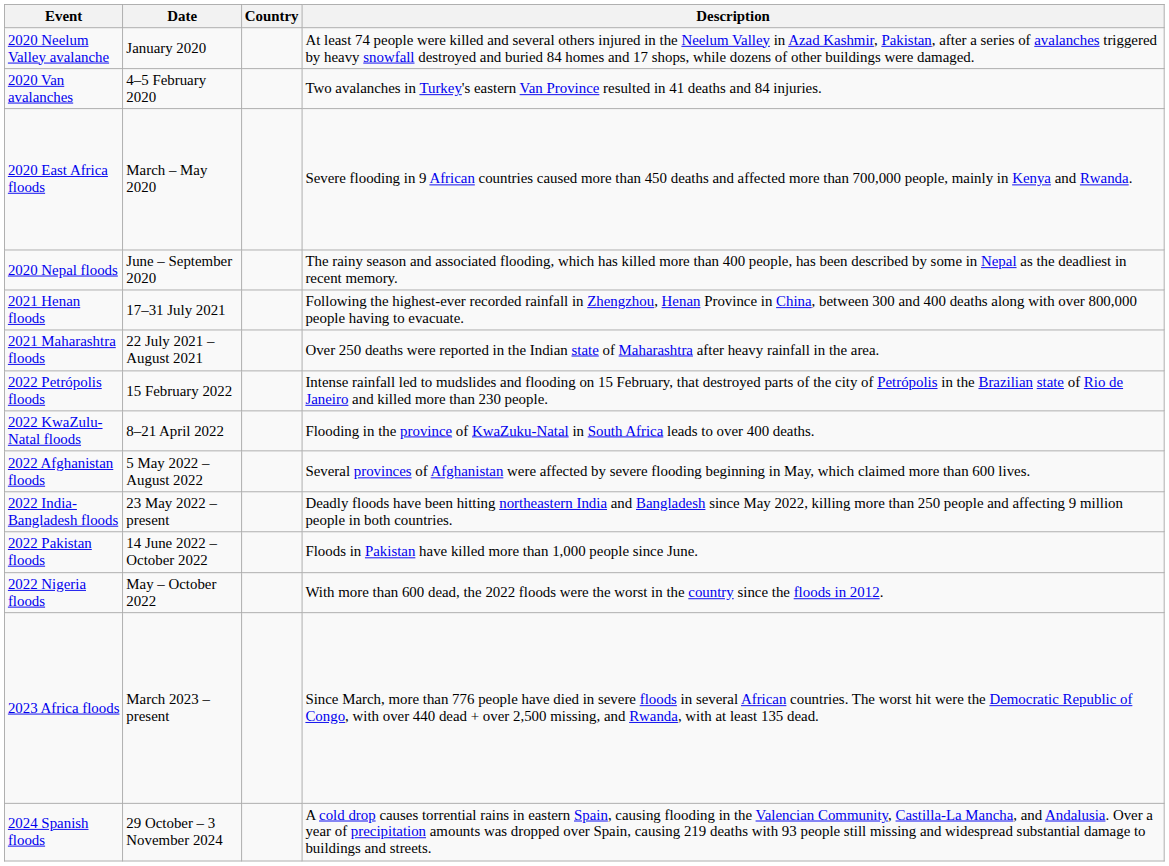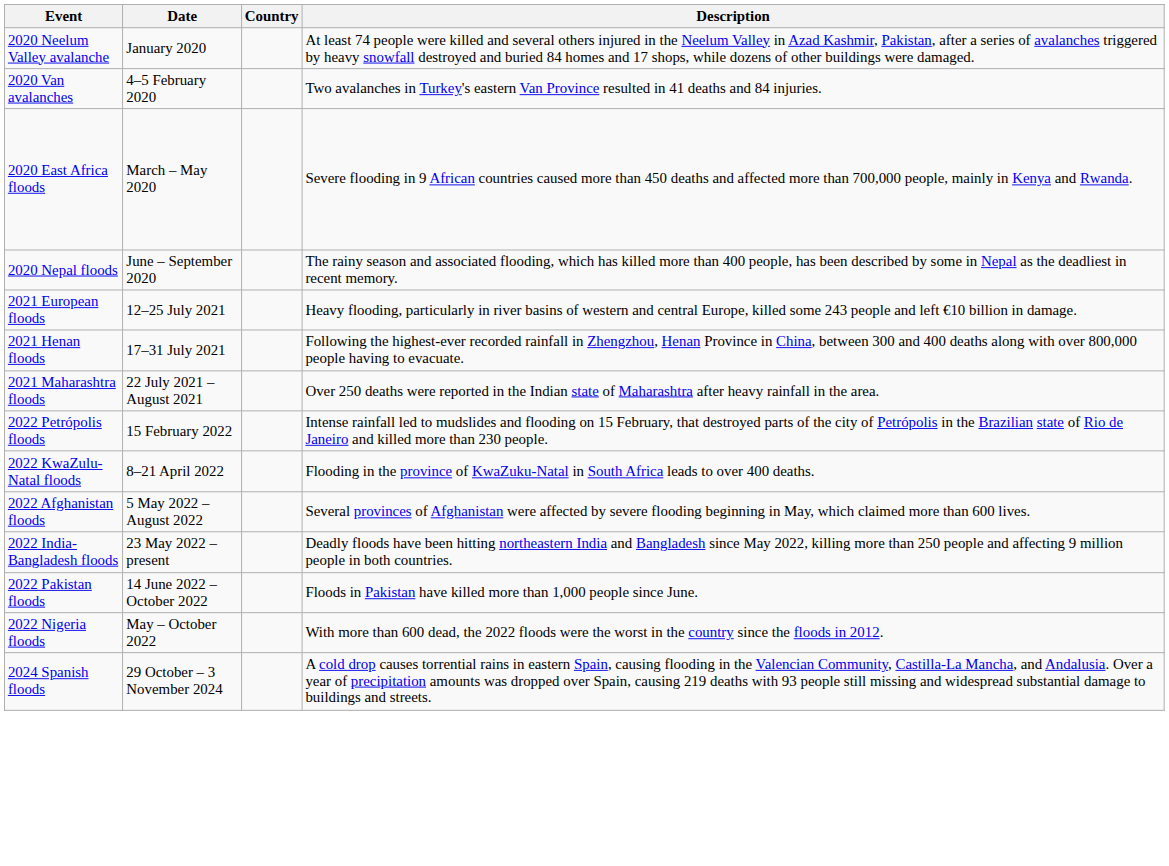+ row: (53, 310)
- row: (64, 708)
